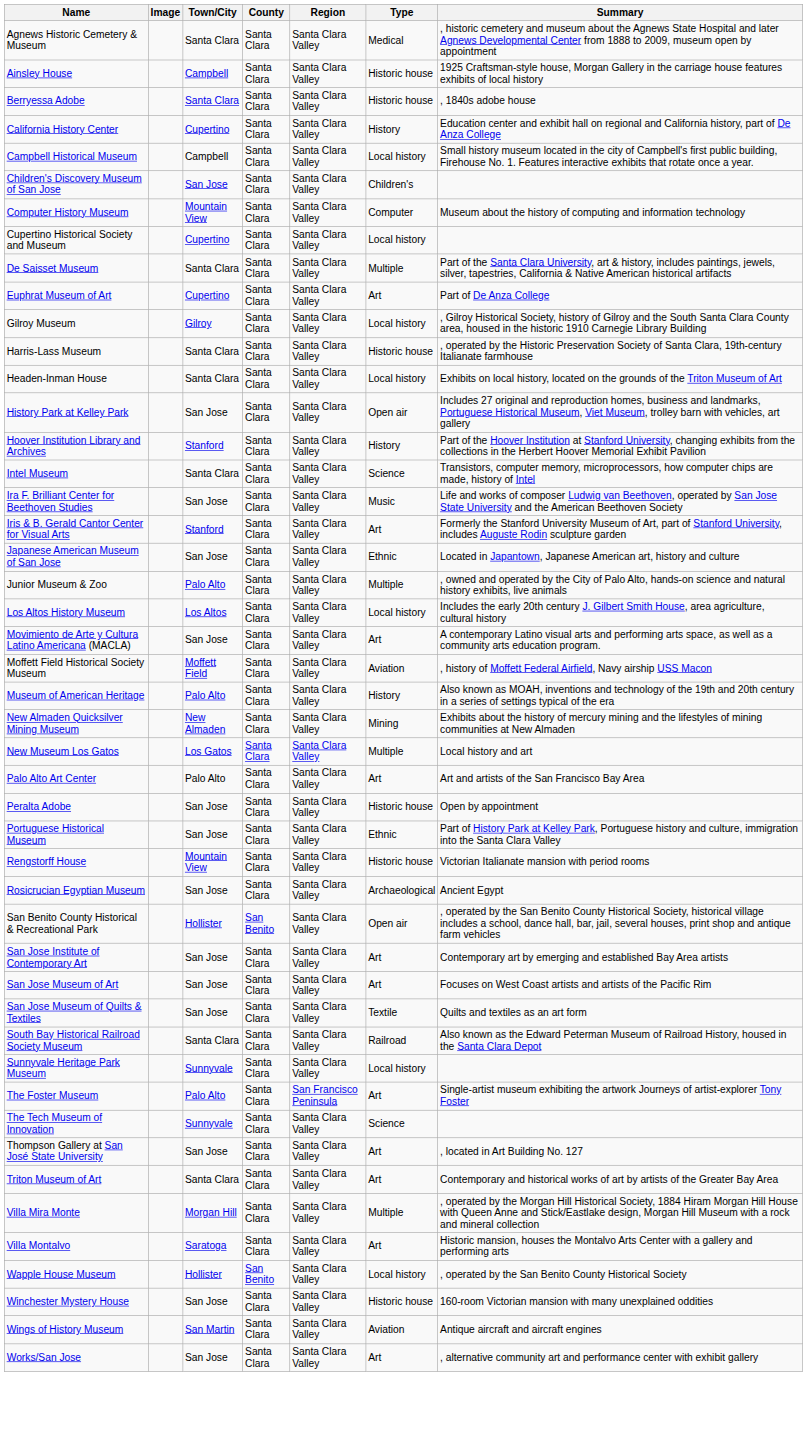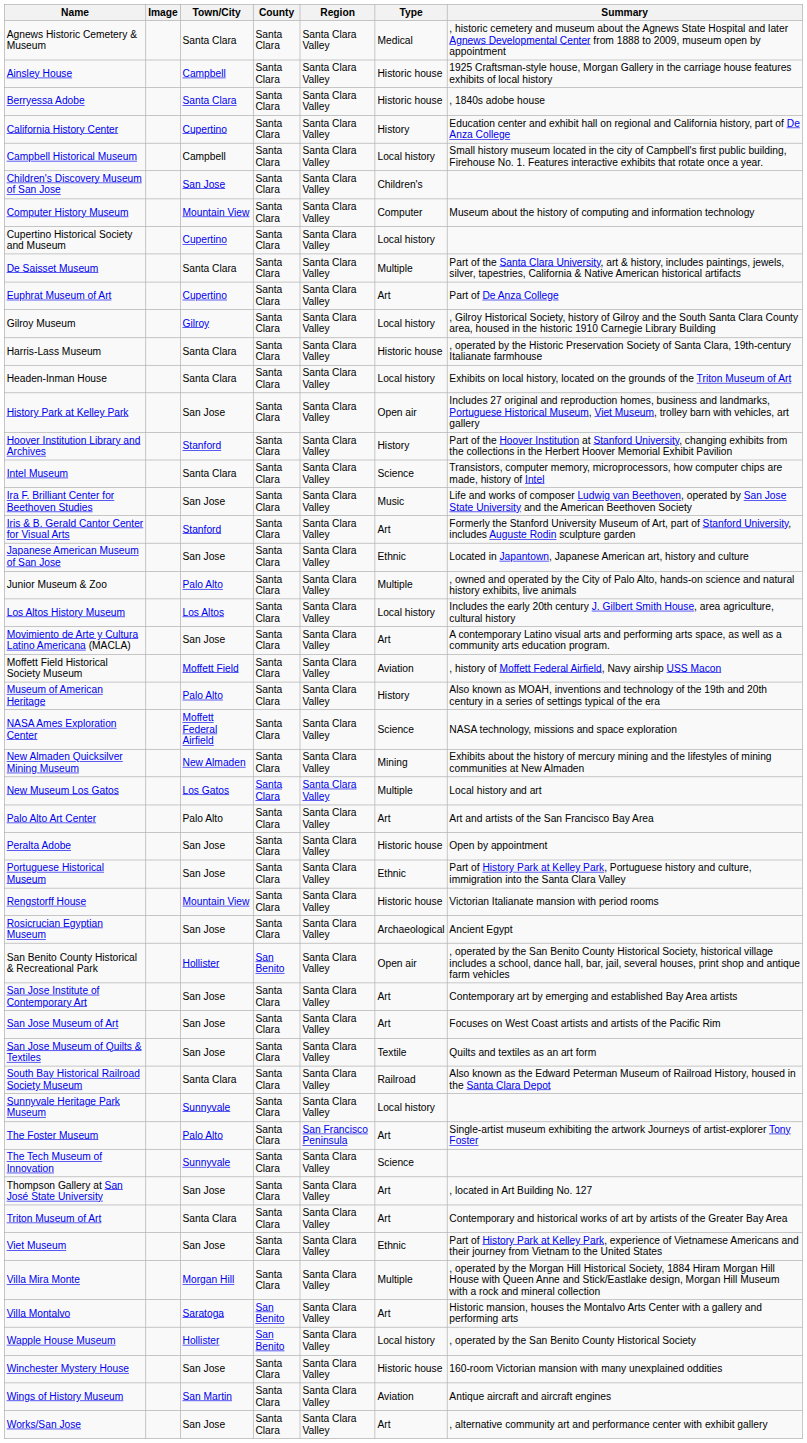+ row: (62, 729)
+ row: (36, 1246)
(258, 1246) Santa Clara -> (270, 1313) San Benito
